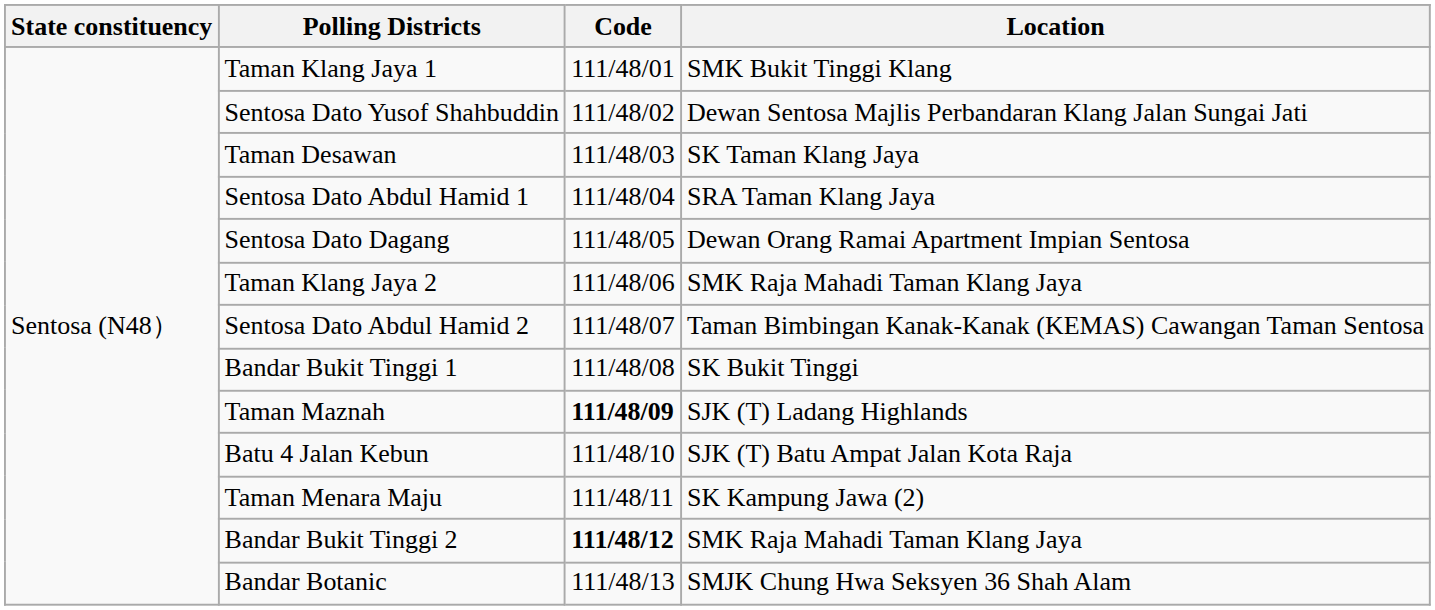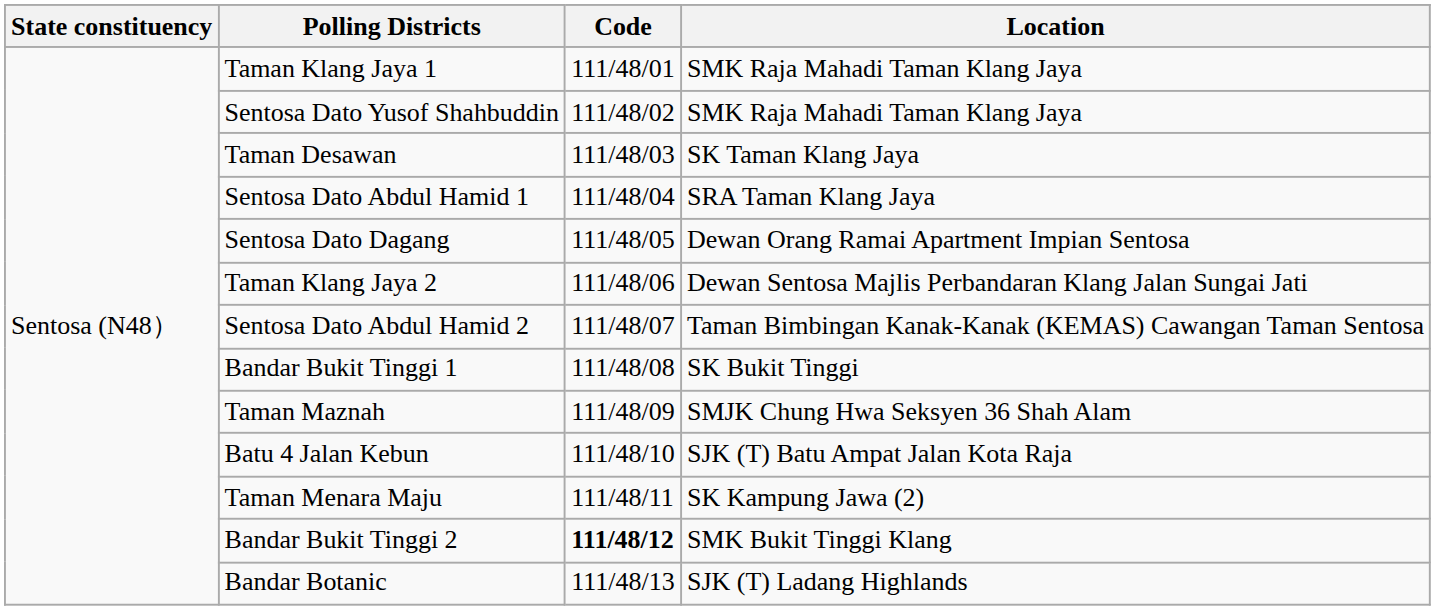(819, 68) SMK Bukit Tinggi Klang -> (884, 68) SMK Raja Mahadi Taman Klang Jaya
(997, 111) Dewan Sentosa Majlis Perbandaran Klang Jalan Sungai Jati -> (884, 111) SMK Raja Mahadi Taman Klang Jaya
(884, 282) SMK Raja Mahadi Taman Klang Jaya -> (997, 282) Dewan Sentosa Majlis Perbandaran Klang Jalan Sungai Jati
(623, 411) bold -> (623, 411) normal
(827, 411) SJK (T) Ladang Highlands -> (909, 411) SMJK Chung Hwa Seksyen 36 Shah Alam
(884, 539) SMK Raja Mahadi Taman Klang Jaya -> (819, 539) SMK Bukit Tinggi Klang
(909, 582) SMJK Chung Hwa Seksyen 36 Shah Alam -> (827, 582) SJK (T) Ladang Highlands
